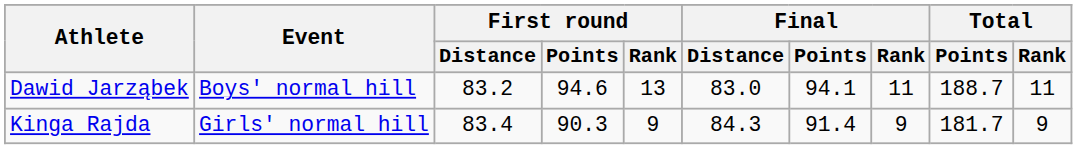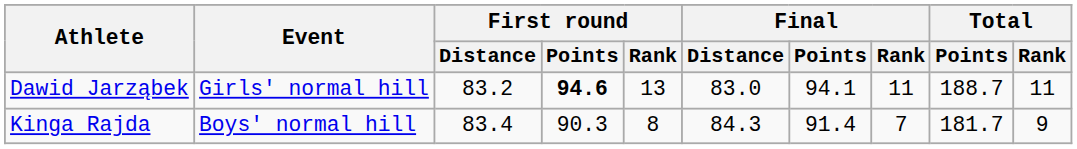(308, 90) Boys' normal hill -> (314, 90) Girls' normal hill
(582, 90) normal -> (582, 90) bold
(314, 126) Girls' normal hill -> (308, 126) Boys' normal hill
(653, 126) 9 -> (653, 126) 8
(901, 126) 9 -> (901, 126) 7
